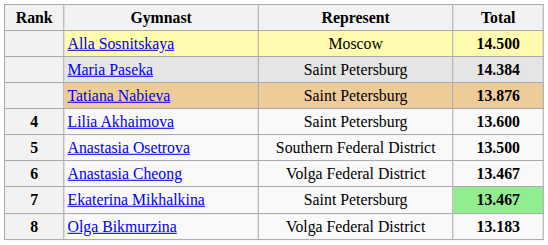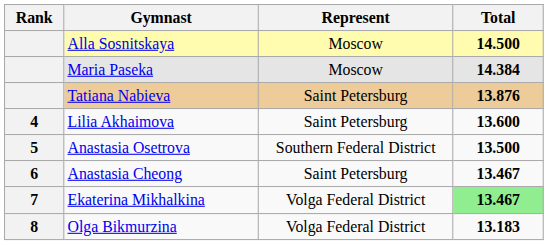(356, 69) Saint Petersburg -> (356, 69) Moscow
(356, 174) Volga Federal District -> (356, 174) Saint Petersburg
(356, 200) Saint Petersburg -> (356, 200) Volga Federal District
